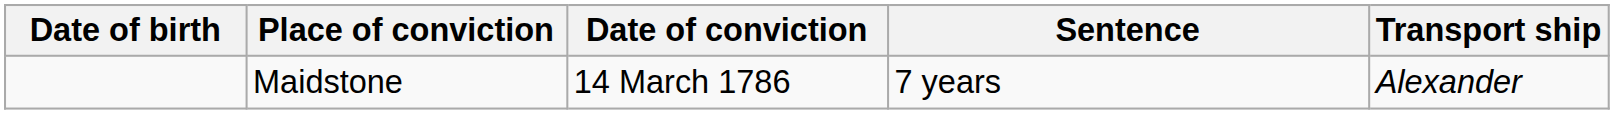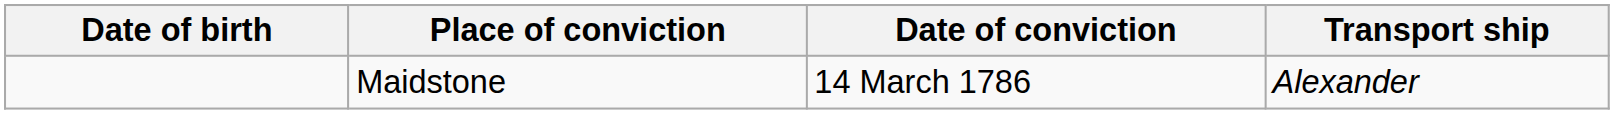- column: (1128, 30)
